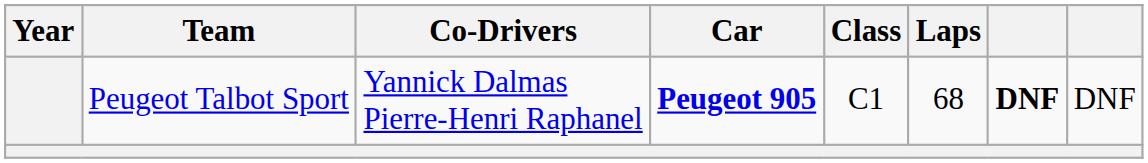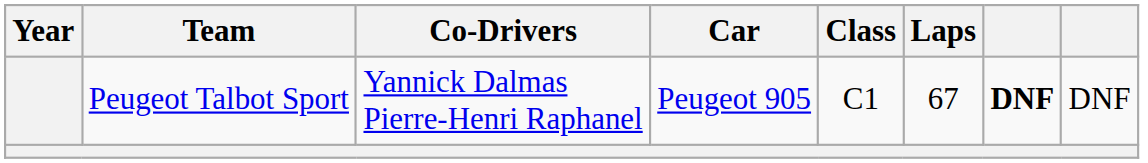(737, 99) bold -> (734, 99) normal
(948, 99) 68 -> (943, 99) 67
